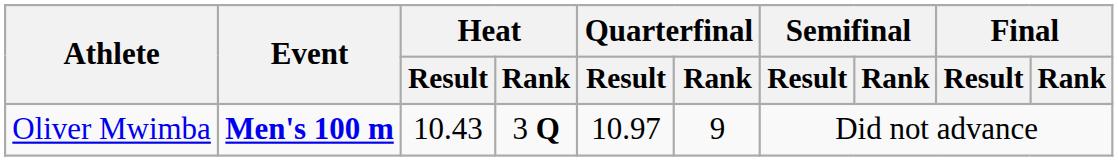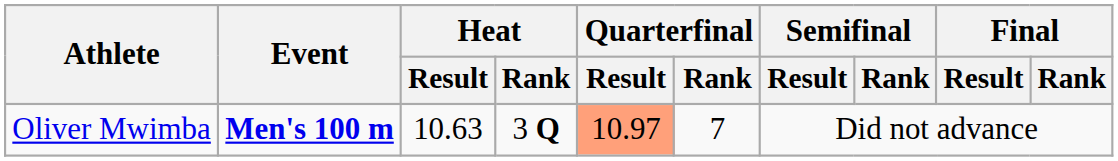(448, 129) 10.43 -> (448, 129) 10.63
(626, 129) no background -> (626, 129) lightsalmon background
(718, 129) 9 -> (718, 129) 7
